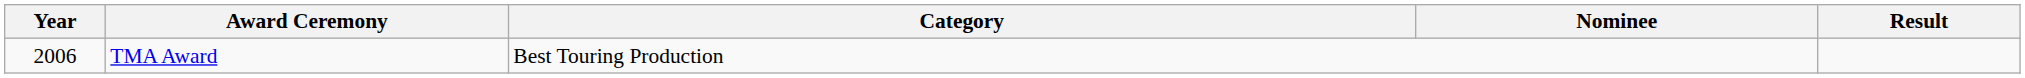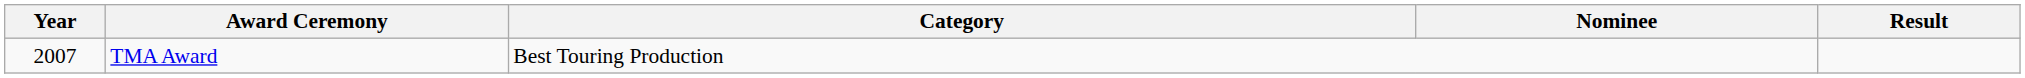(55, 55) 2006 -> (55, 55) 2007
